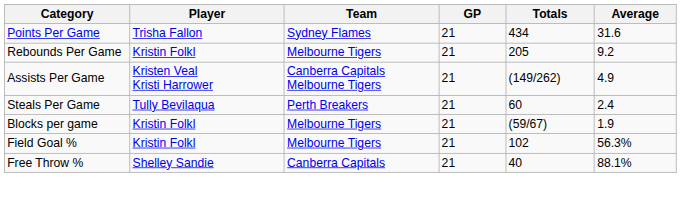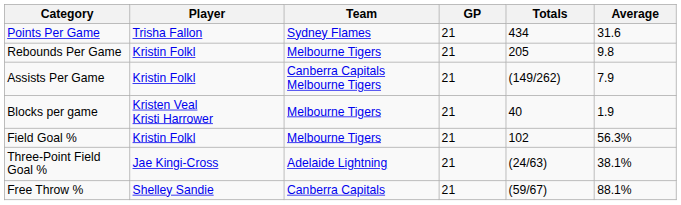(606, 52) 9.2 -> (606, 52) 9.8
(173, 78) Kristen Veal Kristi Harrower -> (164, 78) Kristin Folkl
(606, 78) 4.9 -> (606, 78) 7.9
- row: (53, 104)
(164, 124) Kristin Folkl -> (173, 111) Kristen Veal Kristi Harrower
(528, 124) (59/67) -> (515, 111) 40
+ row: (54, 164)
(515, 162) 40 -> (528, 190) (59/67)
